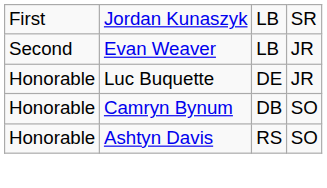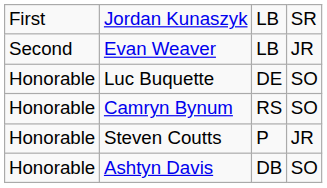(302, 78) JR -> (304, 78) SO
(269, 108) DB -> (269, 108) RS
+ row: (163, 138)
(269, 138) RS -> (269, 167) DB
